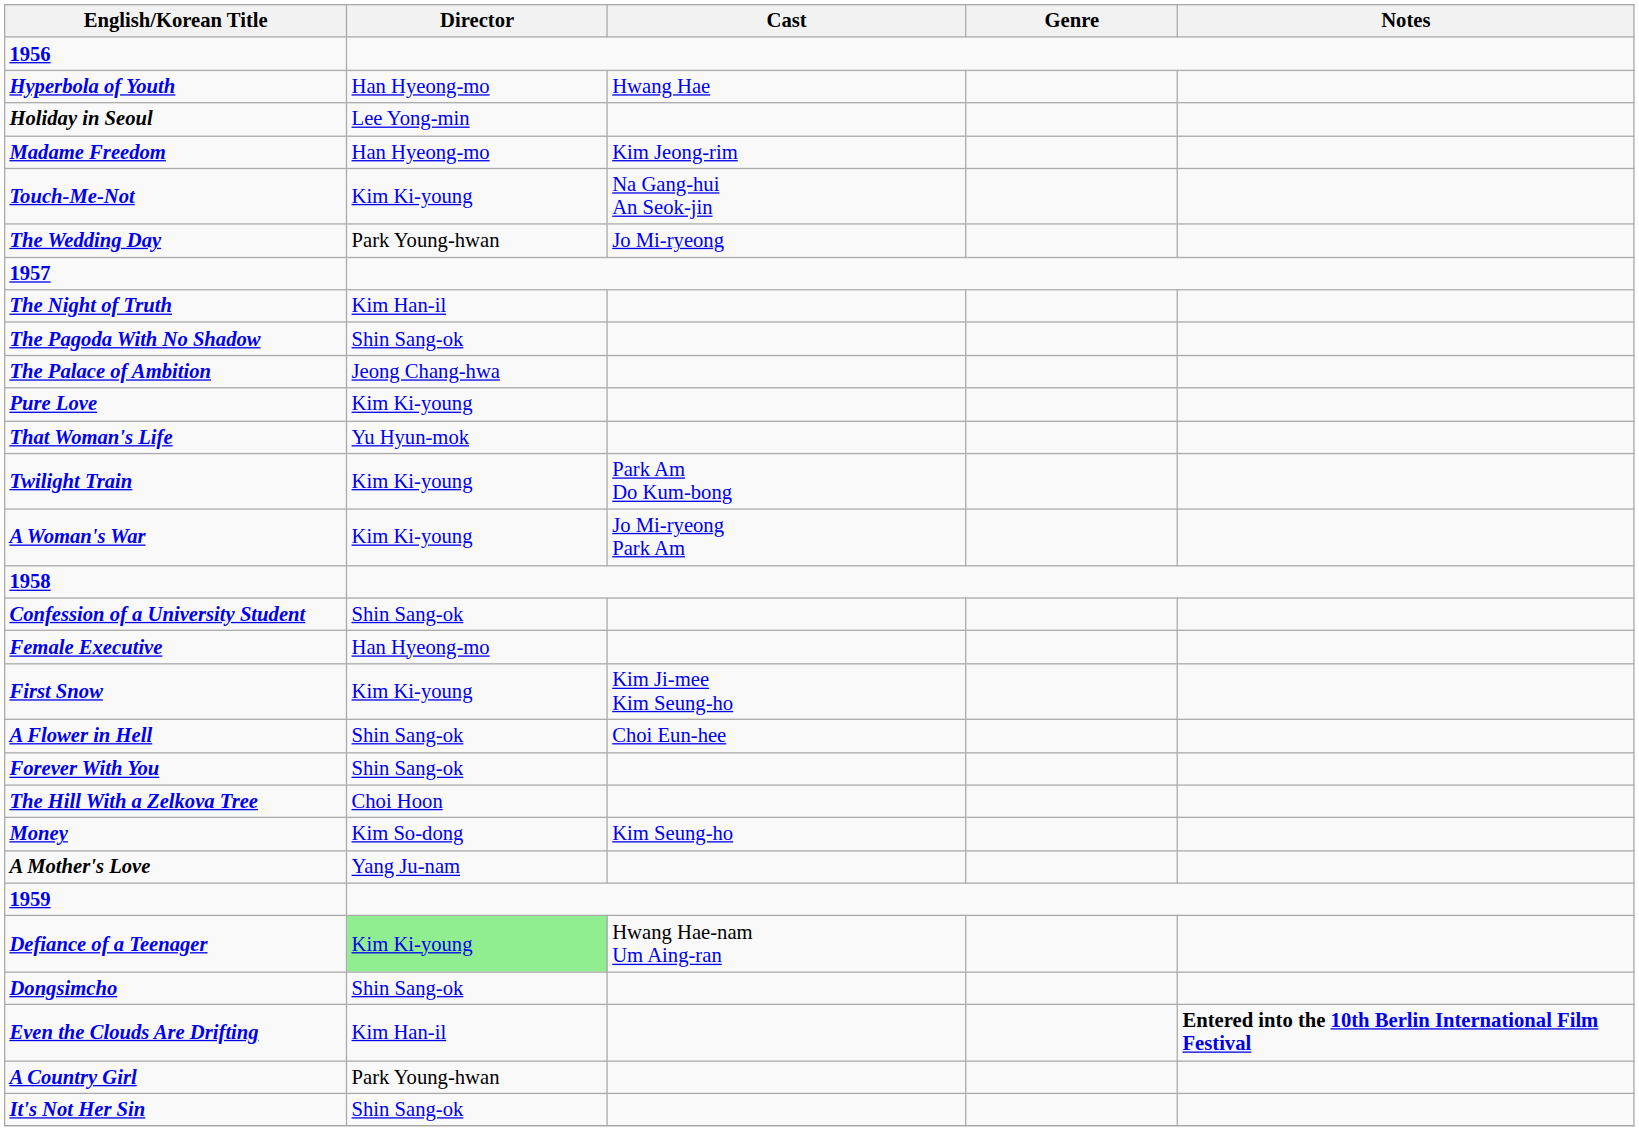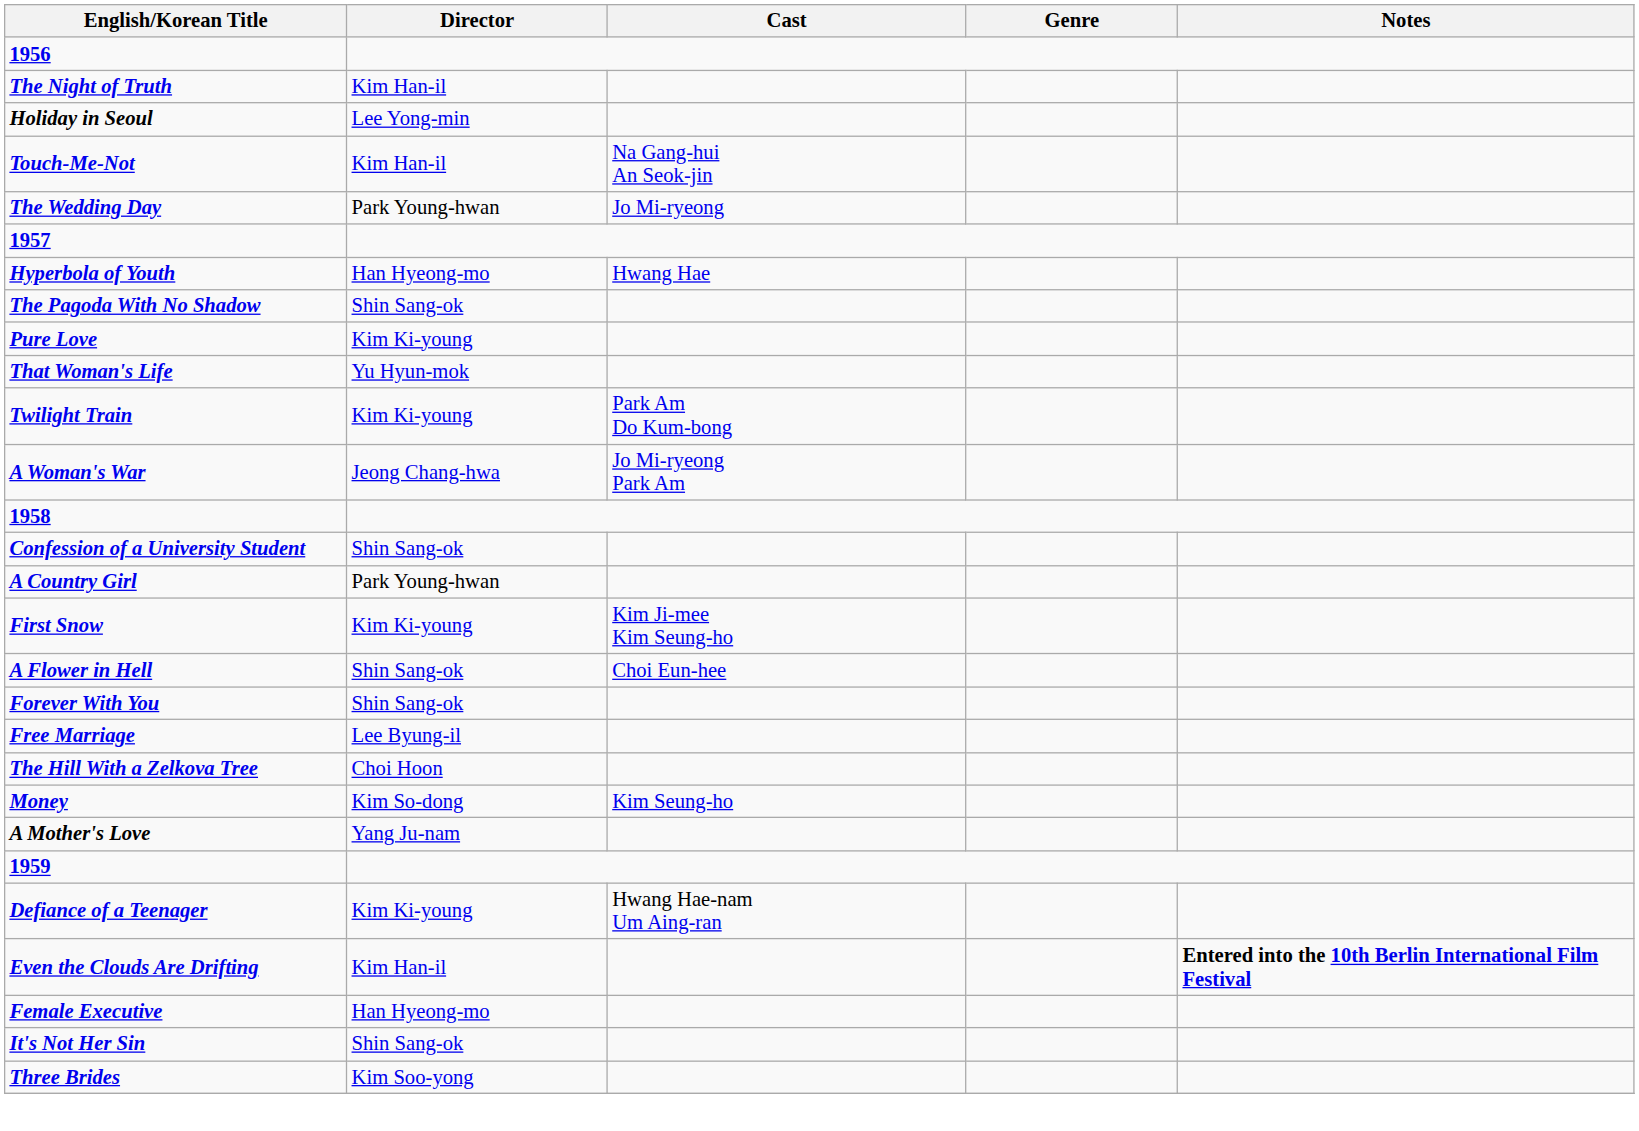rows swapped: (92, 86) <-> (91, 305)
- row: (88, 151)
(412, 196) Kim Ki-young -> (399, 163) Kim Han-il
- row: (110, 371)
(412, 537) Kim Ki-young -> (426, 471) Jeong Chang-hwa
rows swapped: (73, 1076) <-> (86, 647)
+ row: (72, 735)
(412, 943) lightgreen background -> (412, 910) no background
- row: (63, 988)
+ row: (65, 1076)
